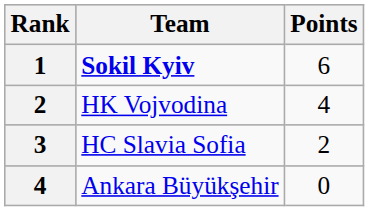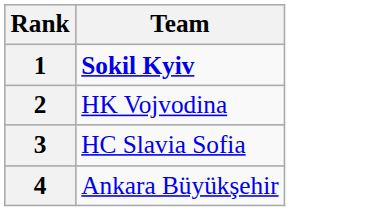- column: (324, 24)
